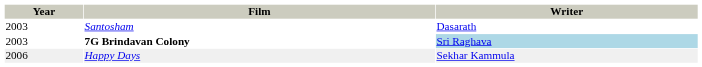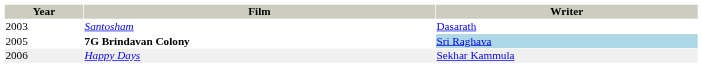(17, 41) 2003 -> (17, 41) 2005
